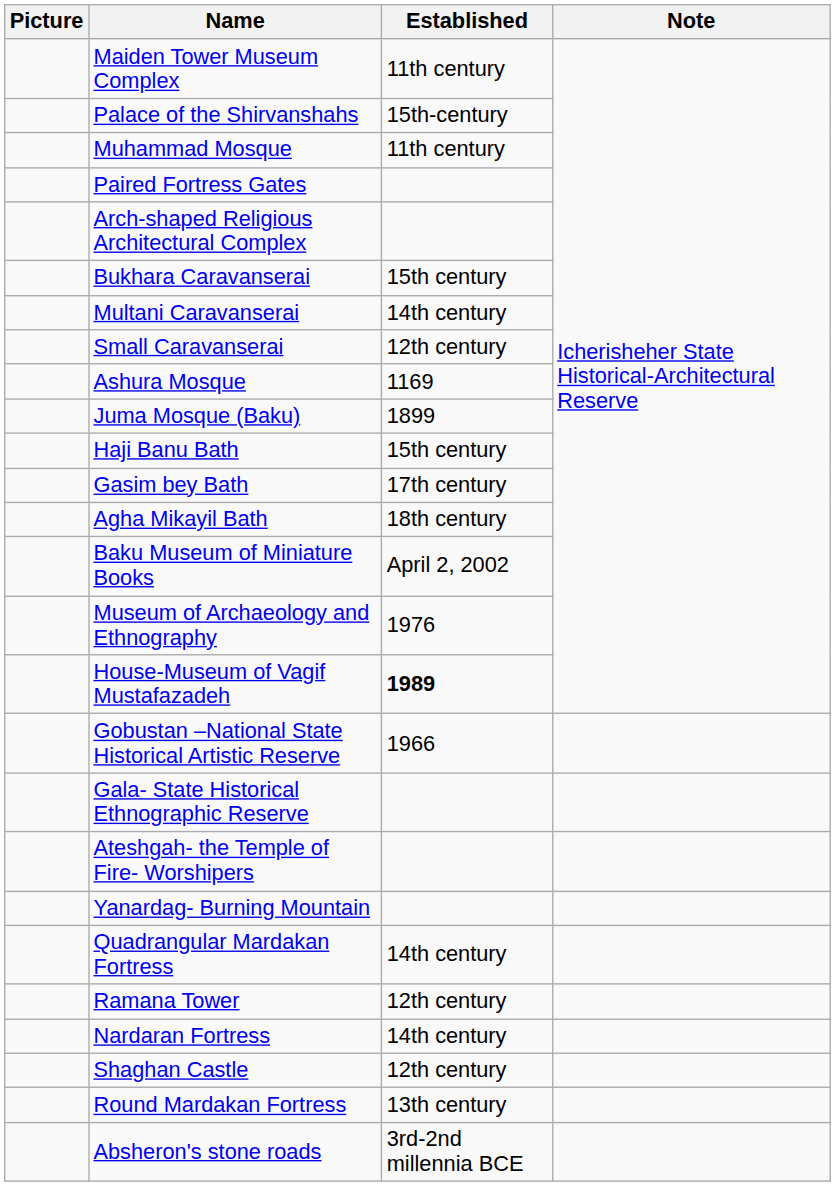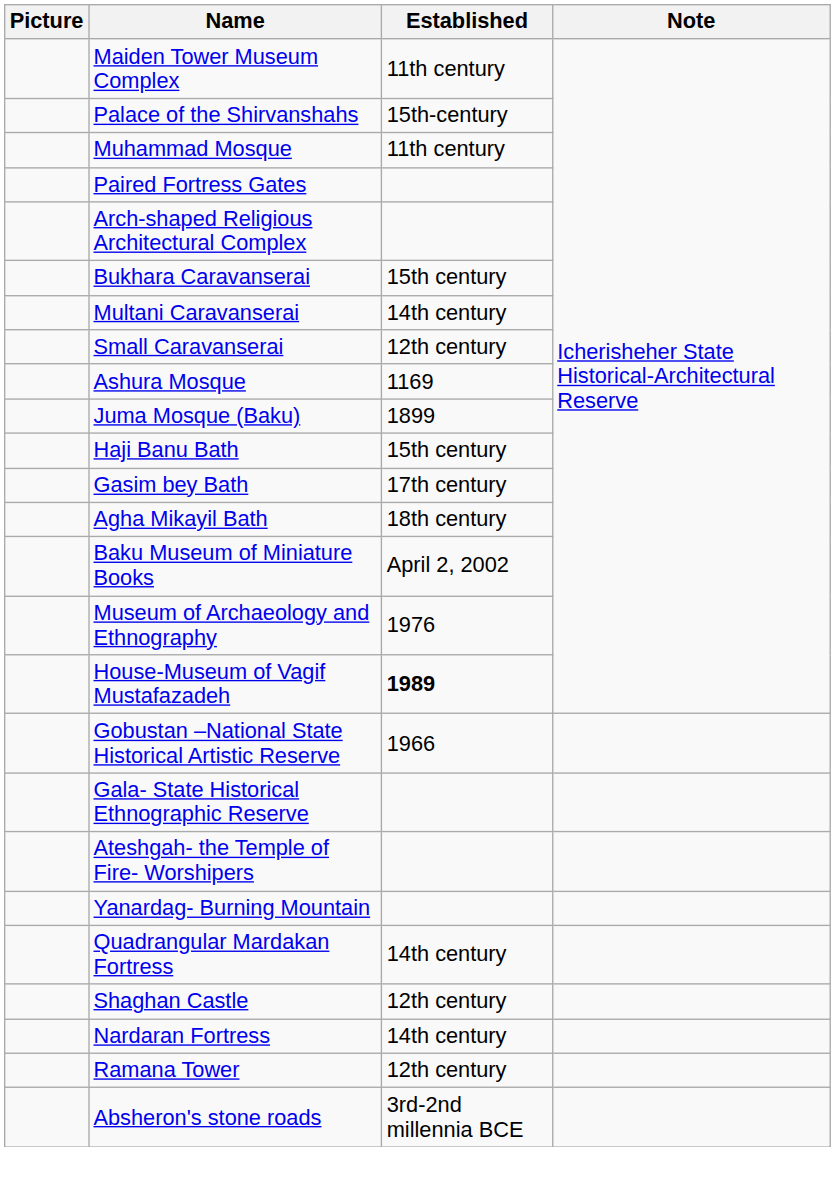rows swapped: (166, 1001) <-> (171, 1070)
- row: (220, 1104)
